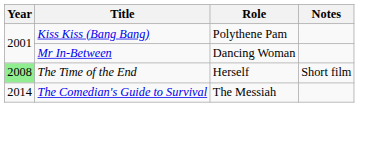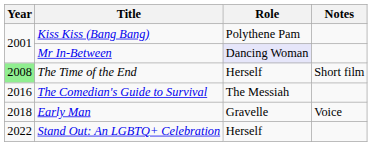(254, 53) no background -> (267, 53) lavender background
(20, 92) 2014 -> (20, 92) 2016
+ row: (64, 111)
+ row: (129, 131)
